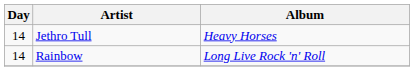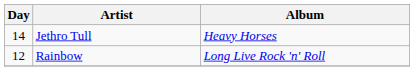(19, 55) 14 -> (19, 55) 12
